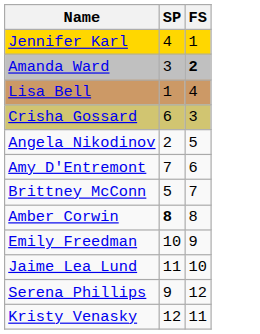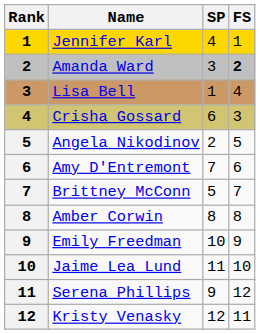+ column: (27, 17)
(167, 217) bold -> (212, 217) normal
